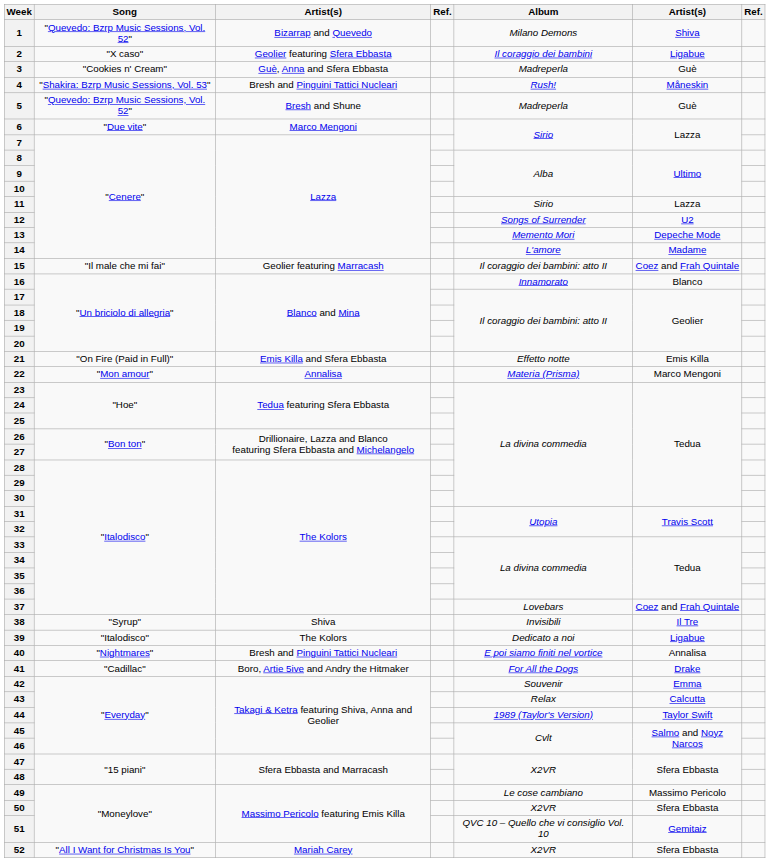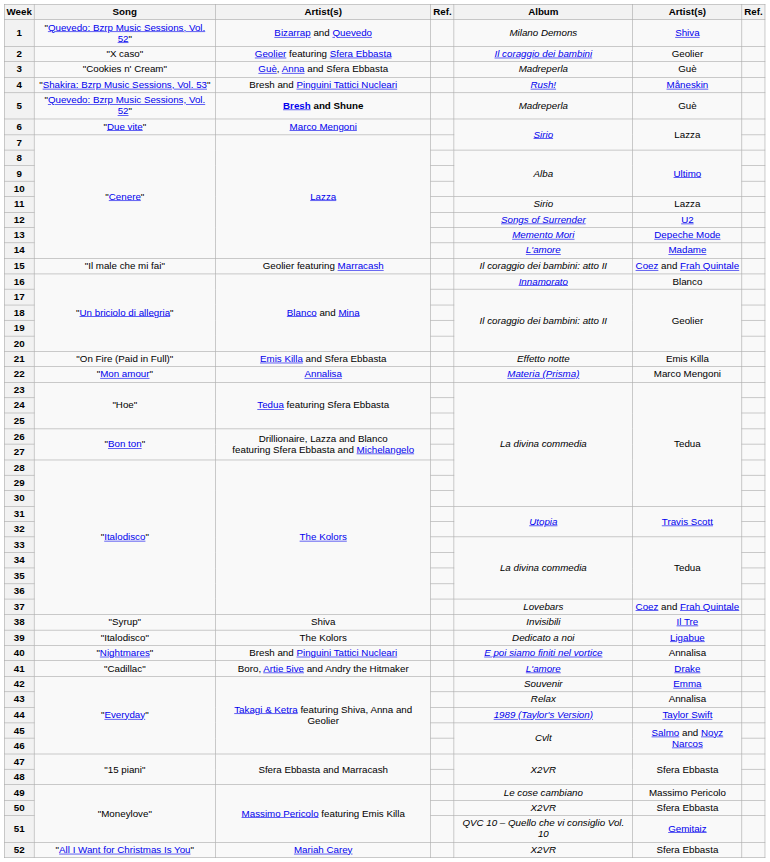(687, 54) Ligabue -> (687, 54) Geolier
(323, 106) normal -> (323, 106) bold
(543, 668) For All the Dogs -> (543, 668) L'amore
(687, 699) Calcutta -> (687, 699) Annalisa
